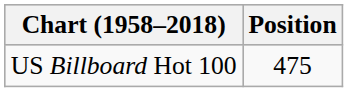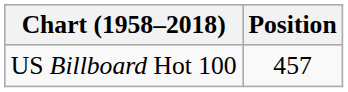(293, 65) 475 -> (293, 65) 457
